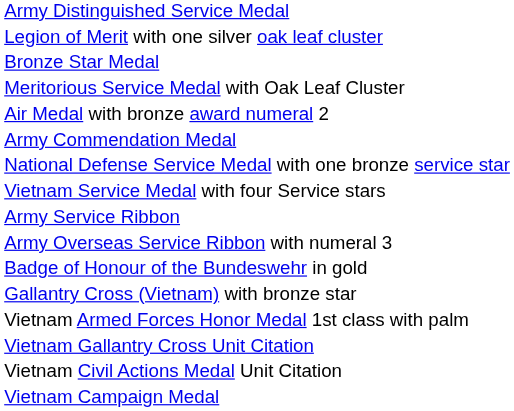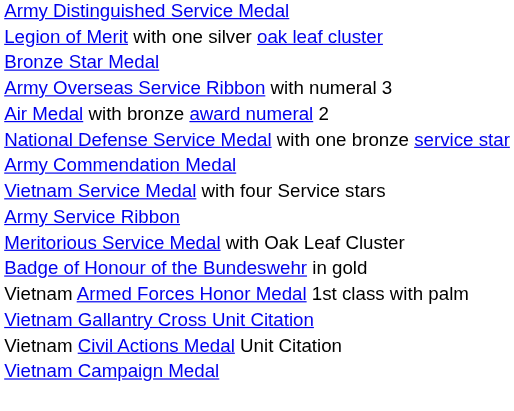rows swapped: (204, 88) <-> (198, 242)
rows swapped: (120, 139) <-> (257, 165)
- row: (180, 294)
